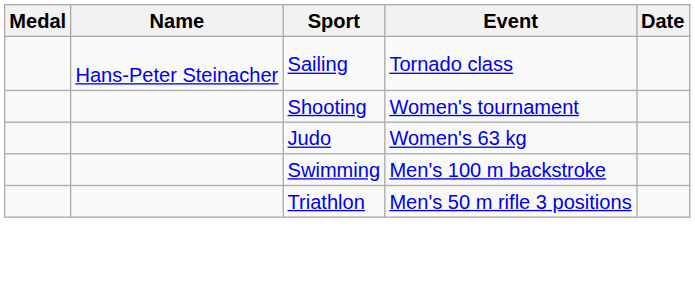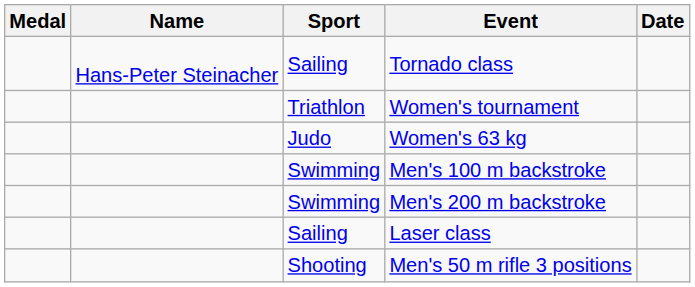(327, 107) Shooting -> (326, 107) Triathlon
+ row: (498, 202)
+ row: (440, 234)
(326, 202) Triathlon -> (327, 266) Shooting
